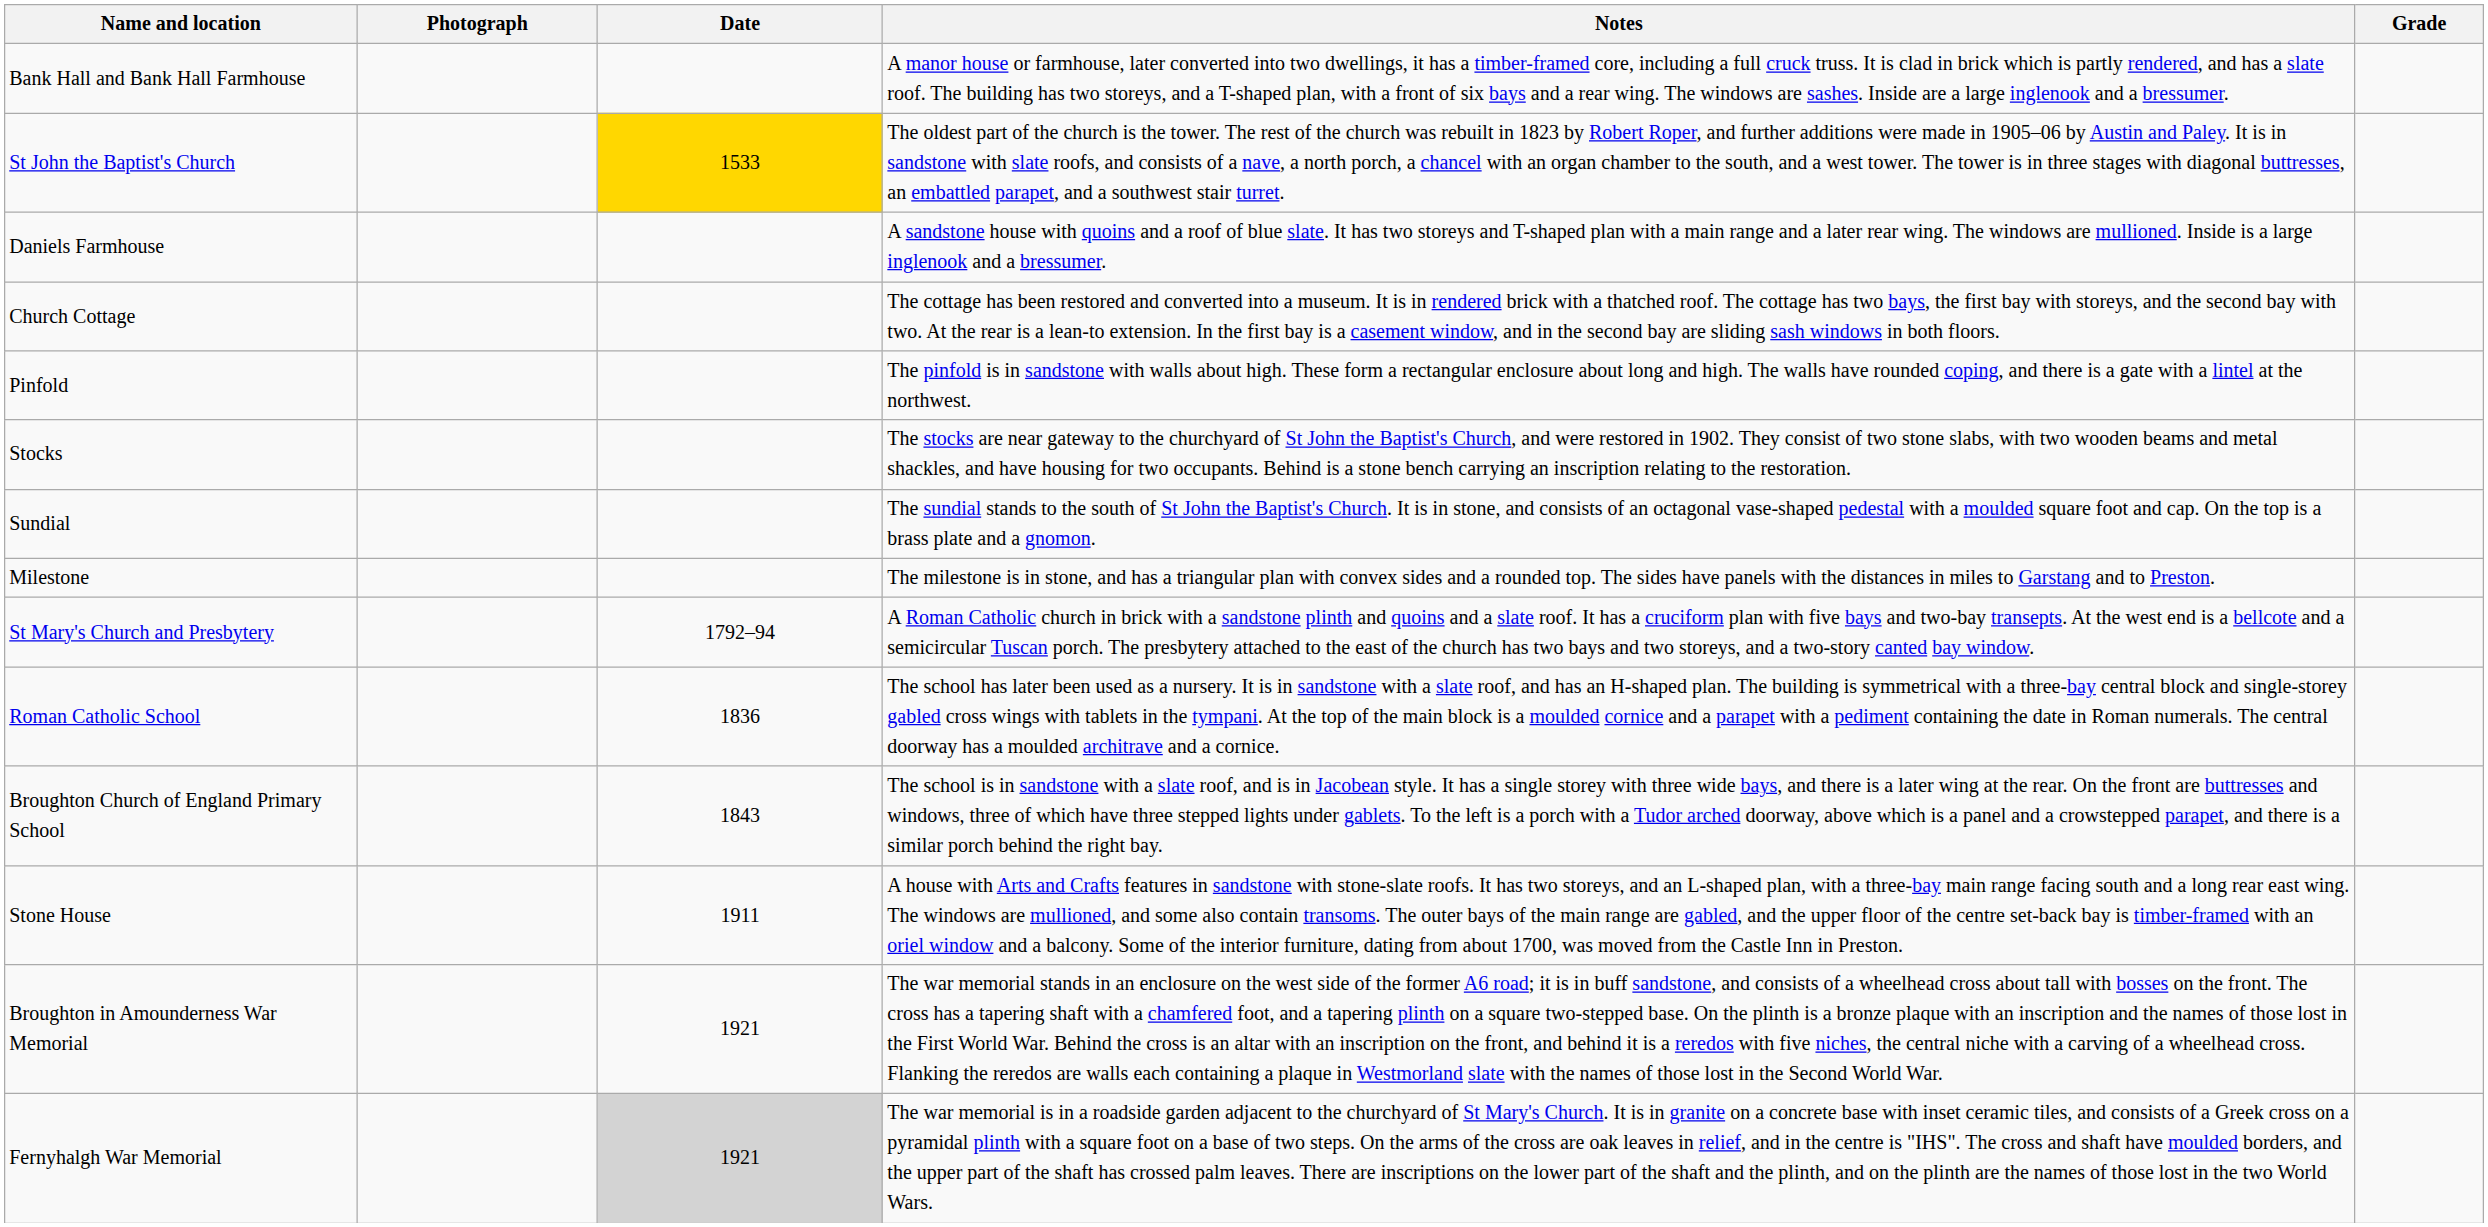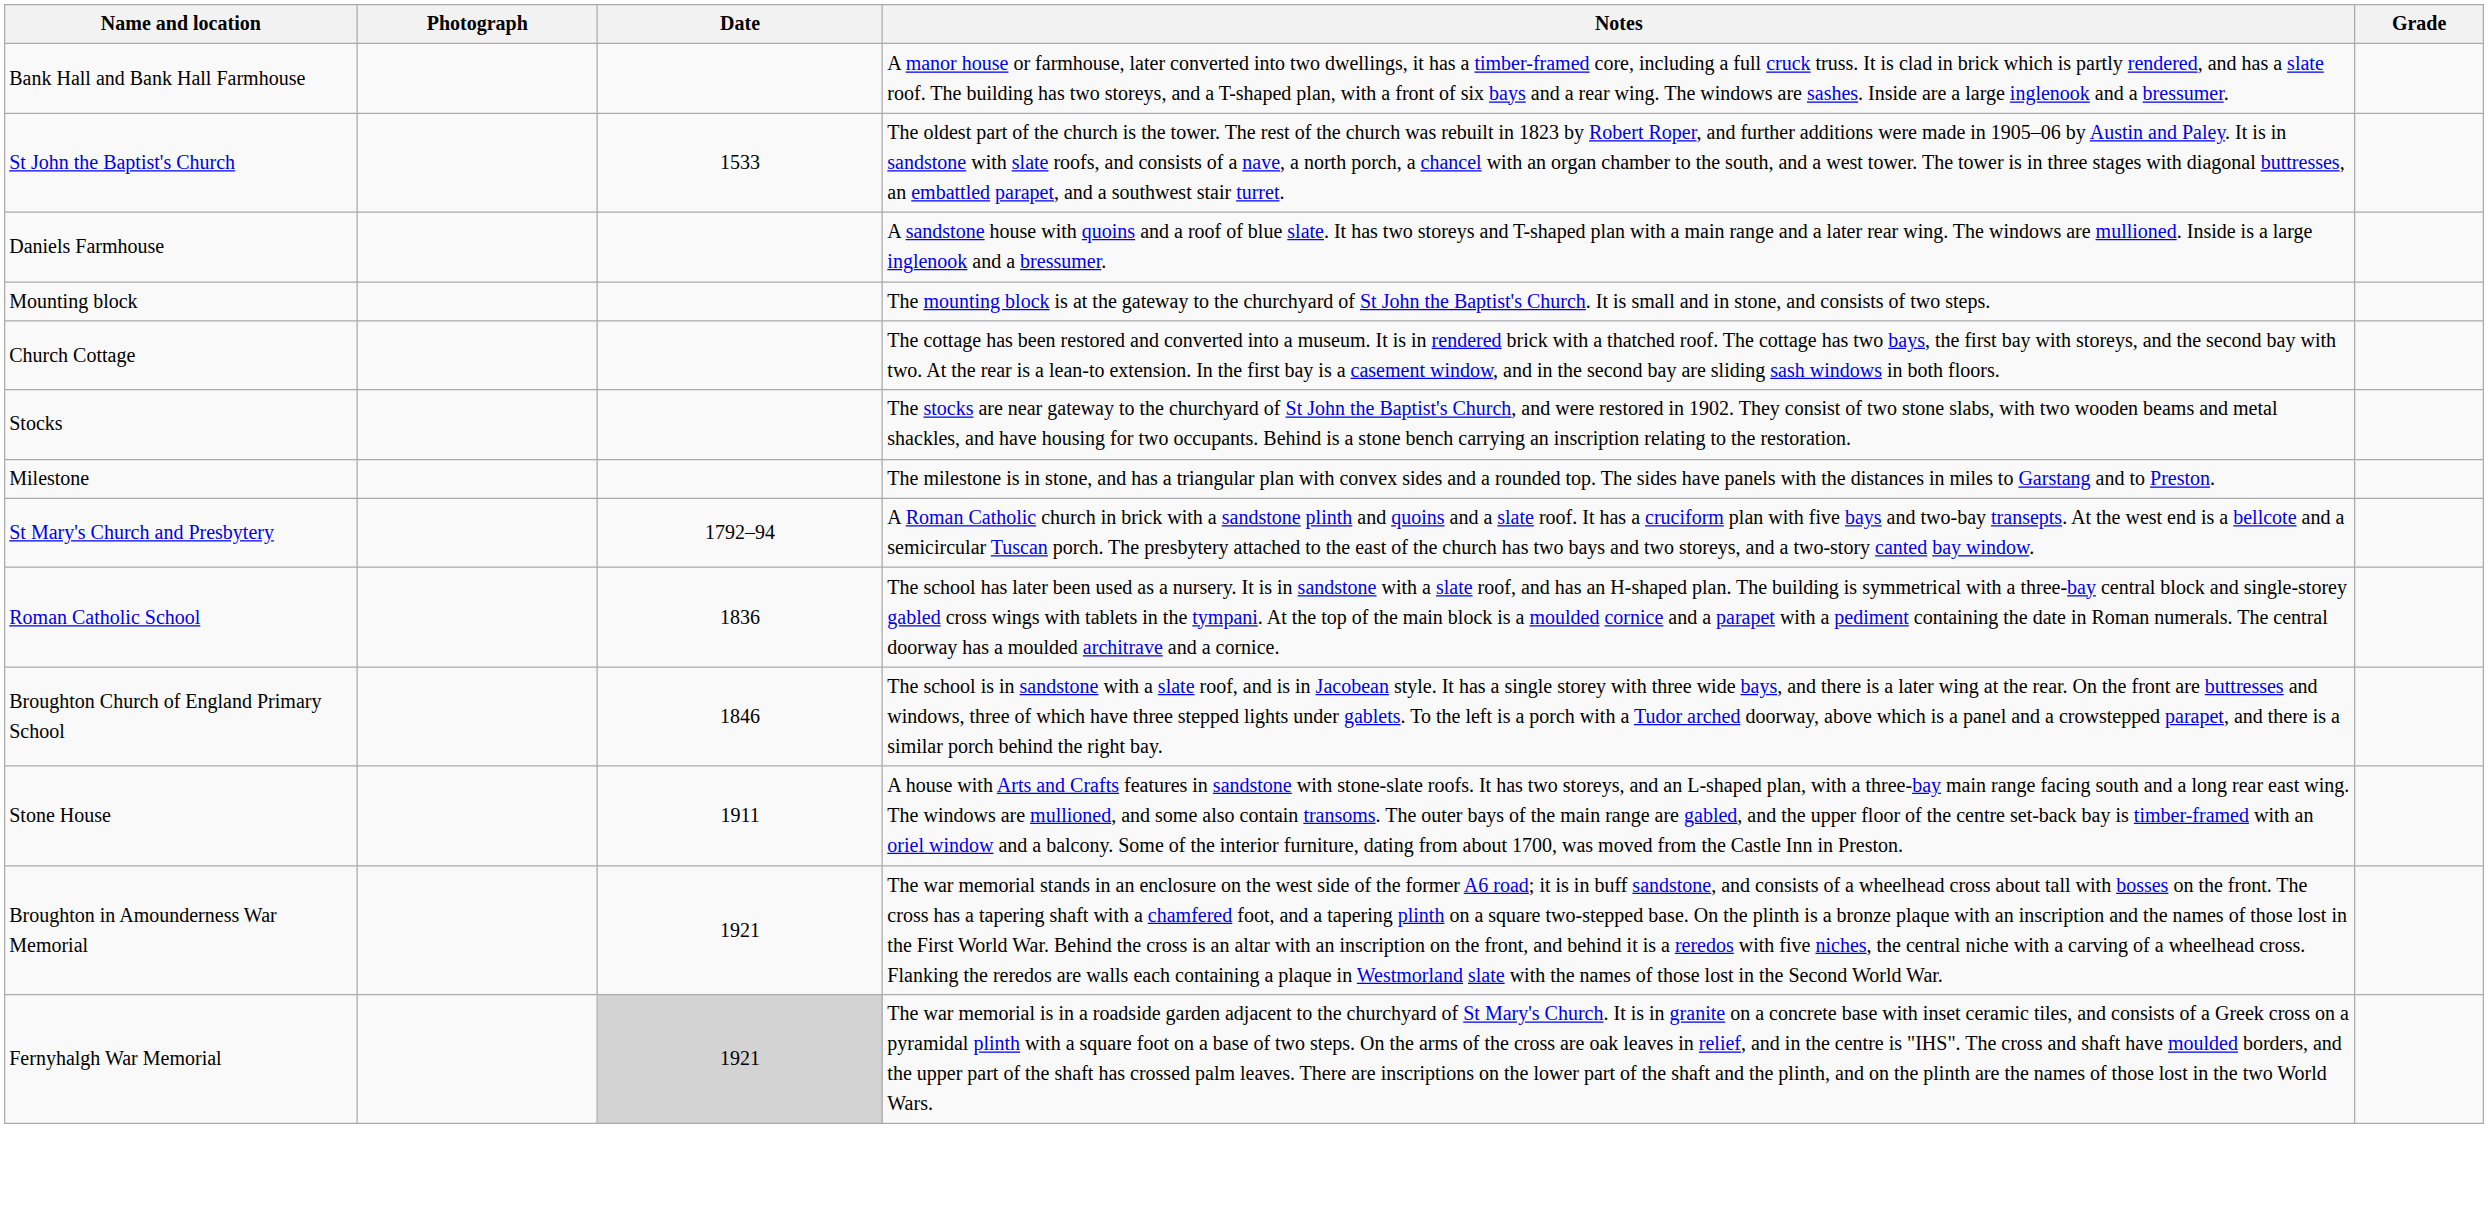(740, 162) gold background -> (740, 162) no background
+ row: (73, 300)
- row: (39, 385)
- row: (40, 523)
(740, 815) 1843 -> (740, 716) 1846
